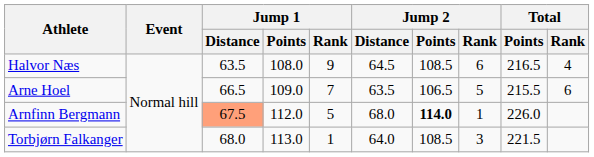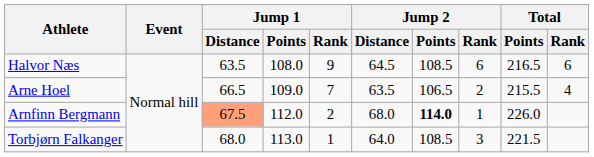(568, 66) 4 -> (568, 66) 6
(480, 90) 5 -> (480, 90) 2
(568, 90) 6 -> (568, 90) 4
(330, 114) 5 -> (330, 114) 2
